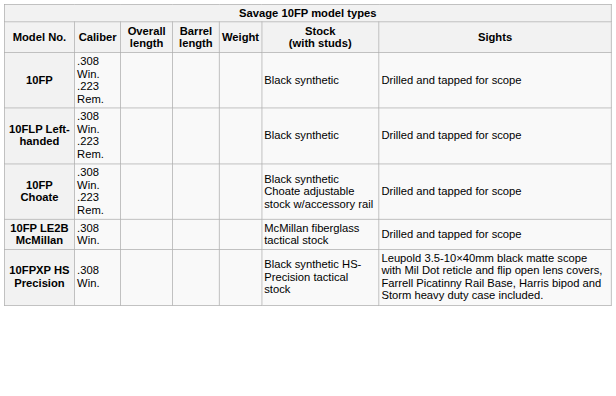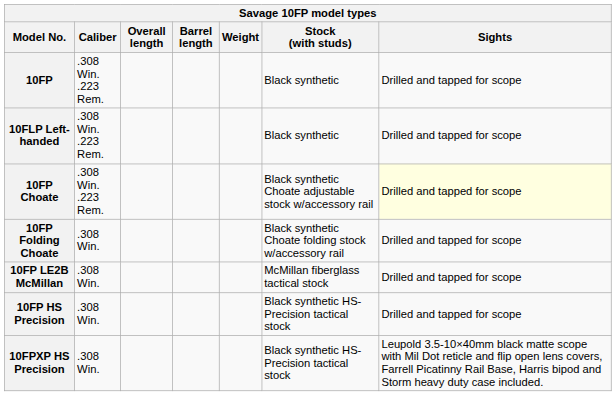(451, 191) no background -> (451, 191) lightyellow background
+ row: (39, 240)
+ row: (39, 314)
